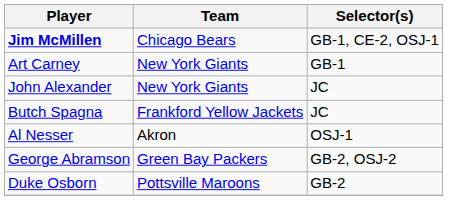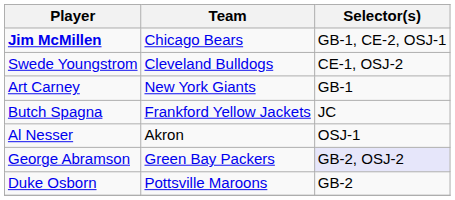+ row: (73, 64)
- row: (60, 87)
(353, 159) no background -> (361, 159) lavender background
